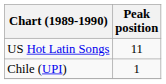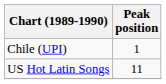rows swapped: (37, 68) <-> (58, 48)
